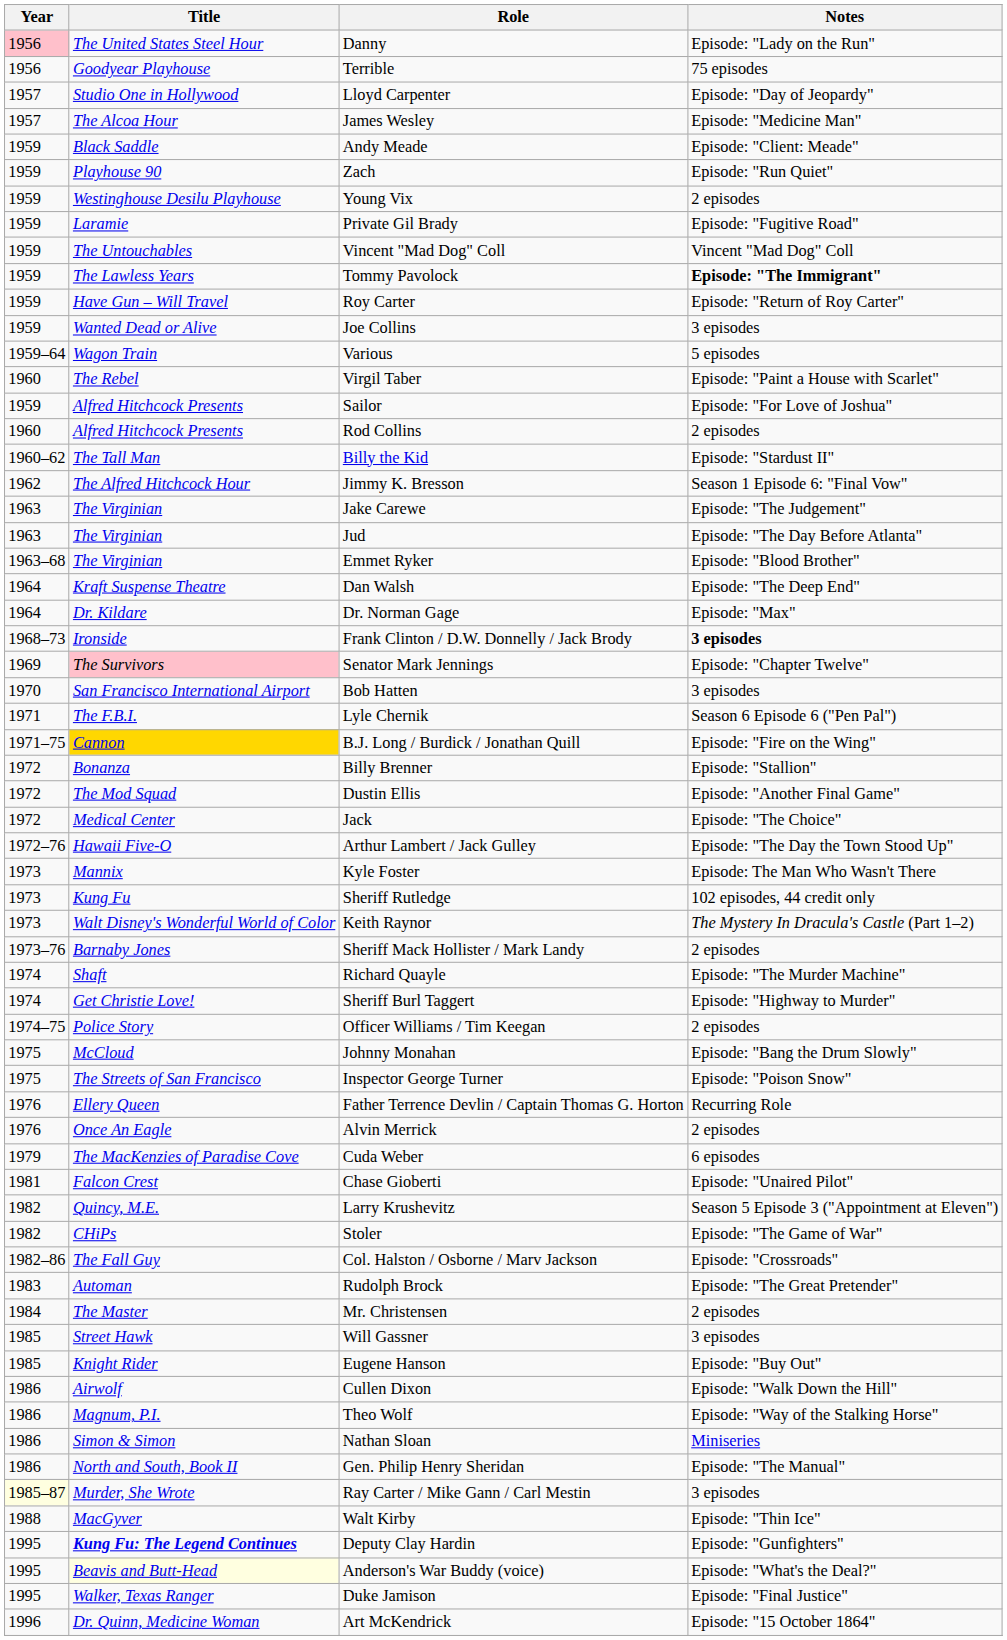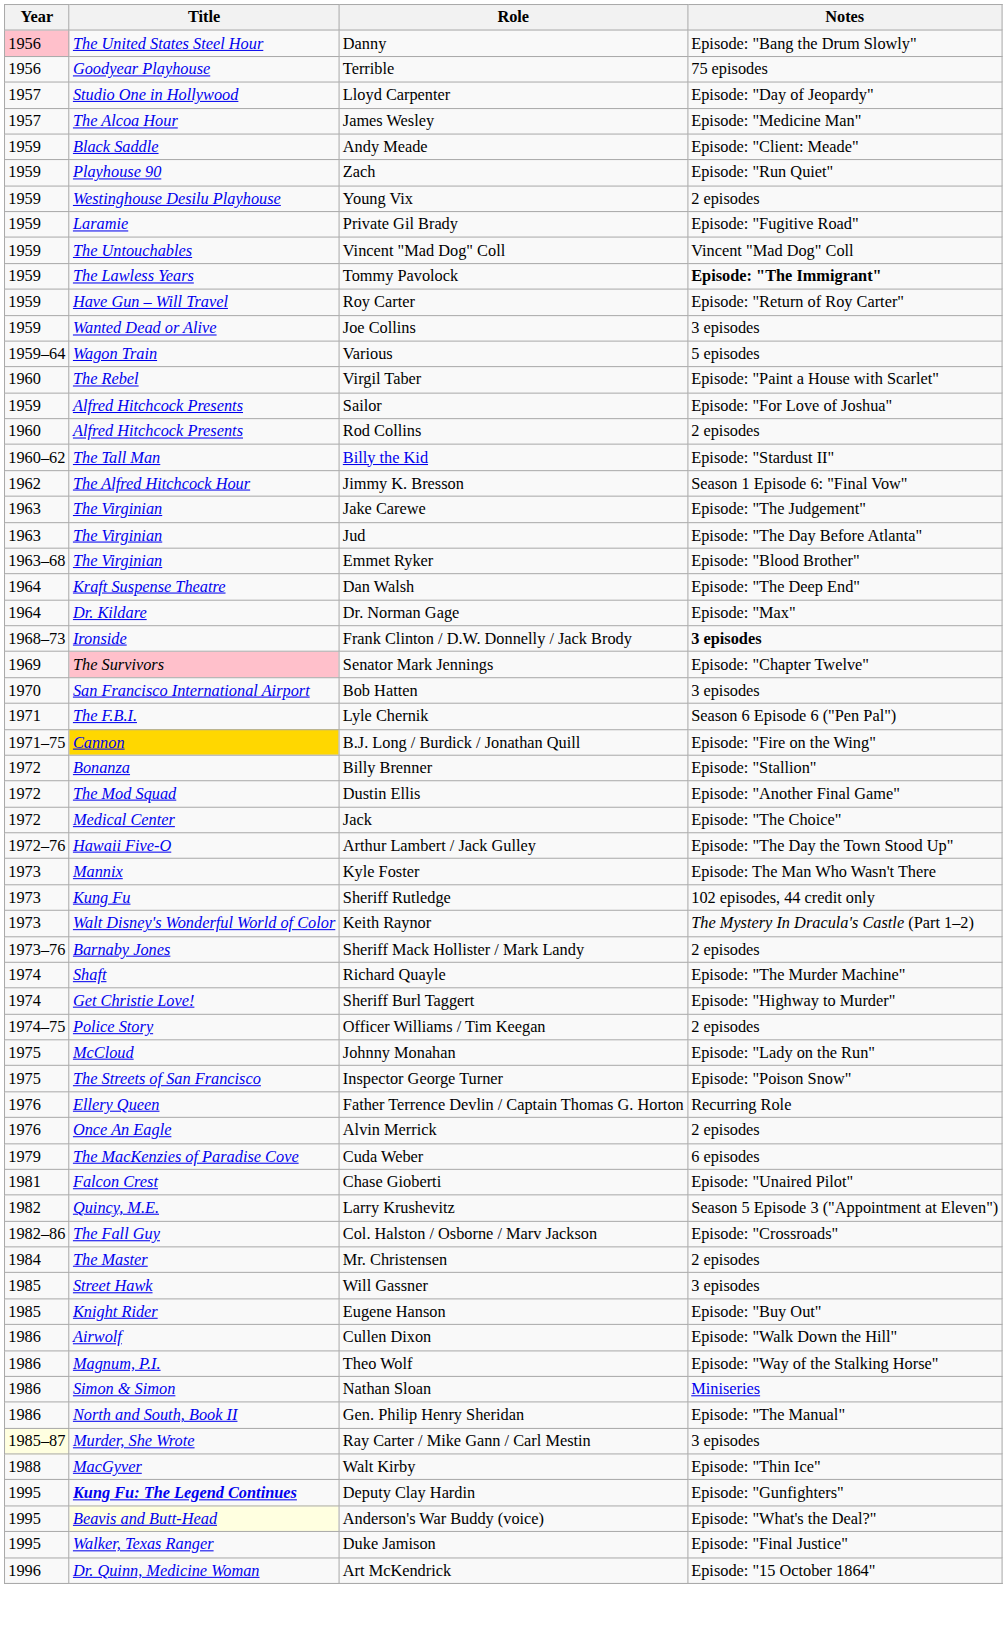(783, 43) Episode: "Lady on the Run" -> (804, 43) Episode: "Bang the Drum Slowly"
(804, 1052) Episode: "Bang the Drum Slowly" -> (783, 1052) Episode: "Lady on the Run"
- row: (362, 1233)
- row: (393, 1285)
